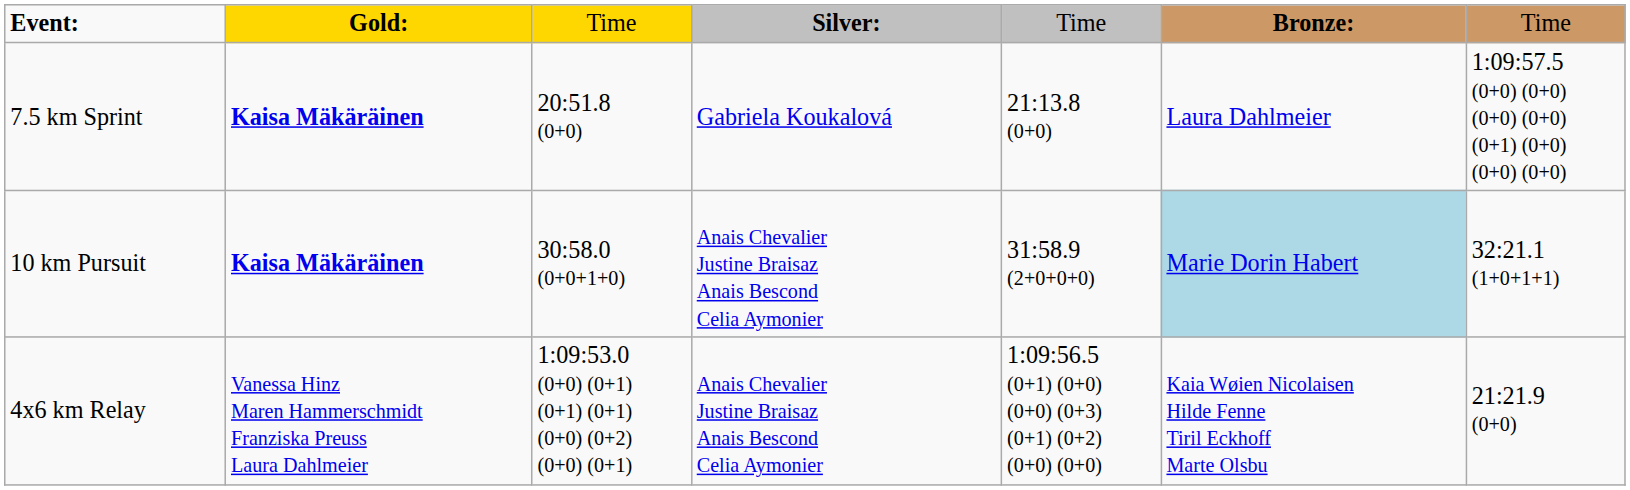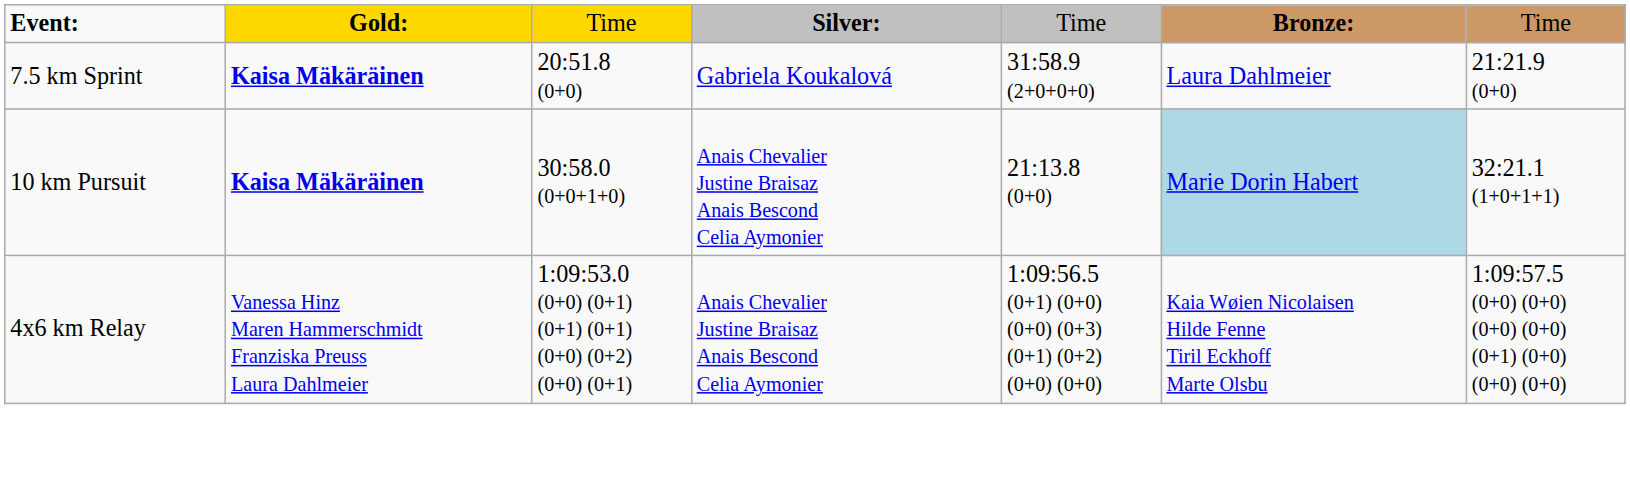(1044, 116) 21:13.8 (0+0) -> (1051, 75) 31:58.9 (2+0+0+0)
(1519, 116) 1:09:57.5 (0+0) (0+0) (0+0) (0+0) (0+1) (0+0) (0+0) (0+0) -> (1508, 75) 21:21.9 (0+0)
(1051, 263) 31:58.9 (2+0+0+0) -> (1044, 181) 21:13.8 (0+0)
(1508, 410) 21:21.9 (0+0) -> (1519, 328) 1:09:57.5 (0+0) (0+0) (0+0) (0+0) (0+1) (0+0) (0+0) (0+0)
